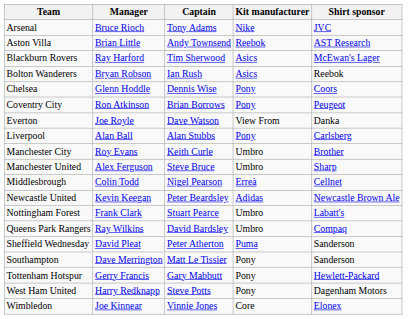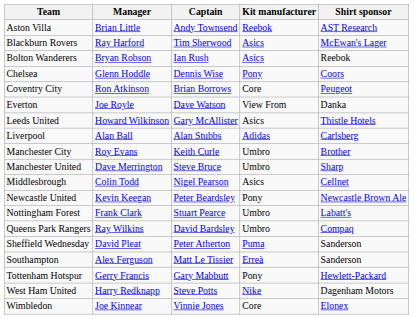- row: (22, 27)
(246, 105) Pony -> (252, 89) Core
+ row: (33, 120)
(246, 136) Pony -> (256, 136) Adidas
(124, 167) Alex Ferguson -> (129, 167) Dave Merrington
(246, 182) Erreà -> (253, 182) Asics
(249, 197) Adidas -> (252, 197) Pony
(129, 259) Dave Merrington -> (124, 259) Alex Ferguson
(246, 259) Pony -> (253, 259) Erreà
(246, 290) Pony -> (252, 290) Nike
